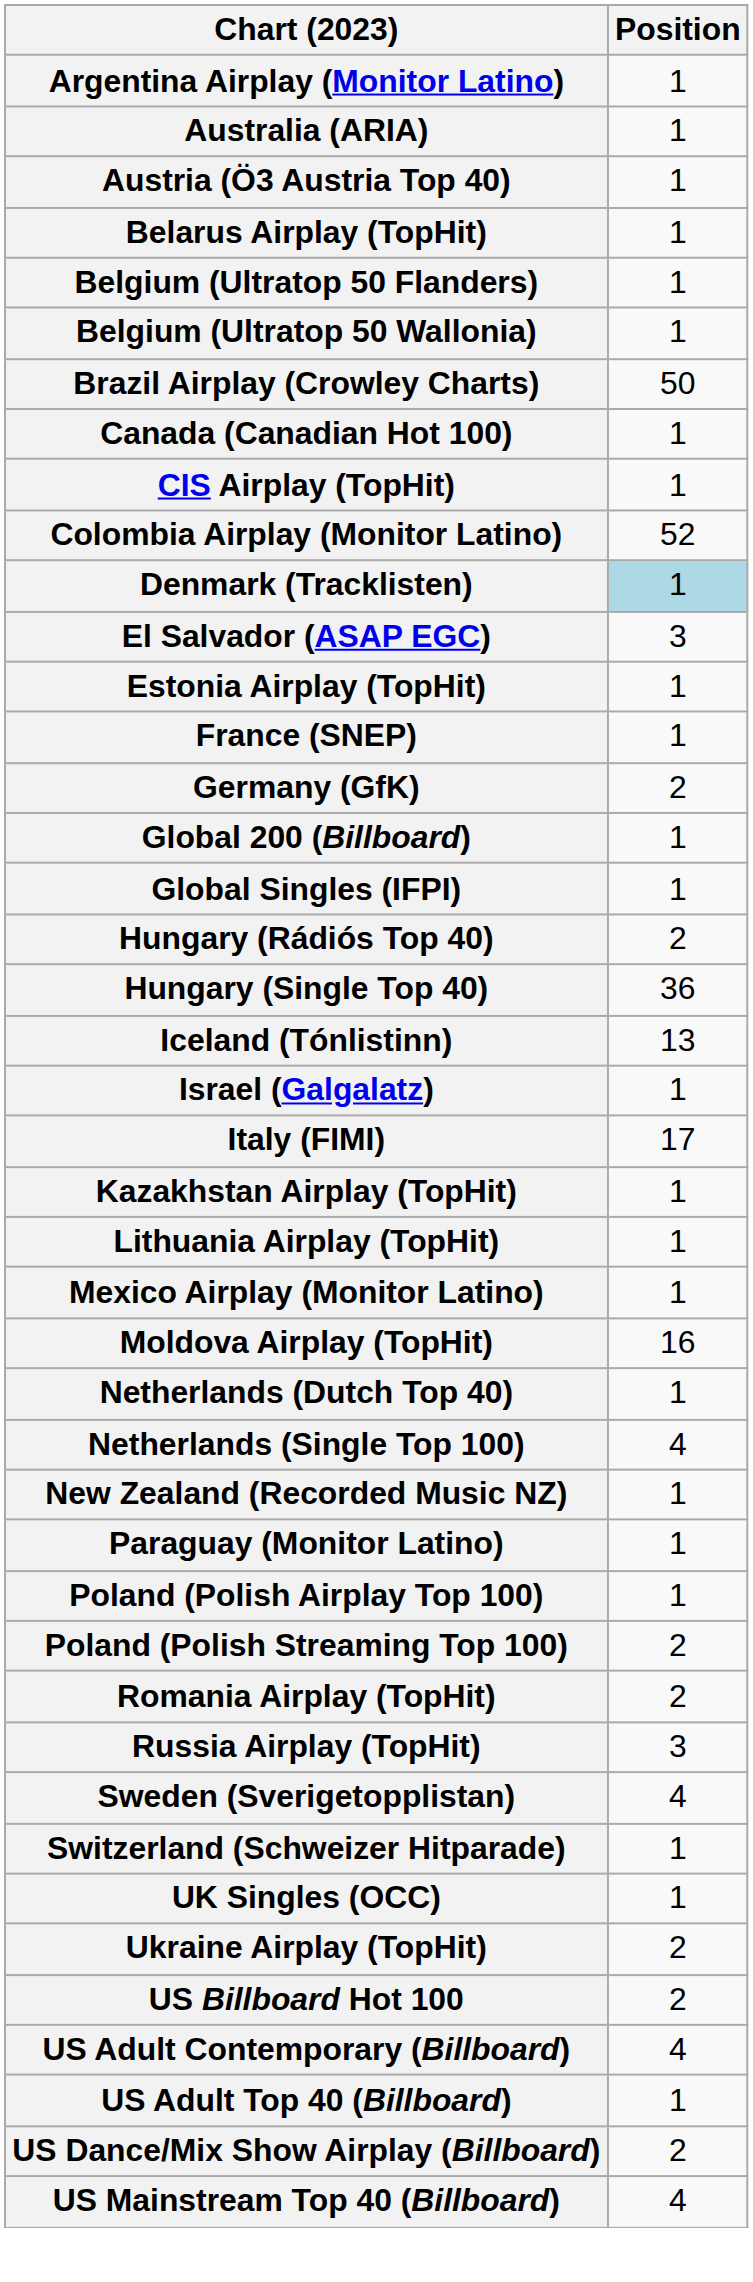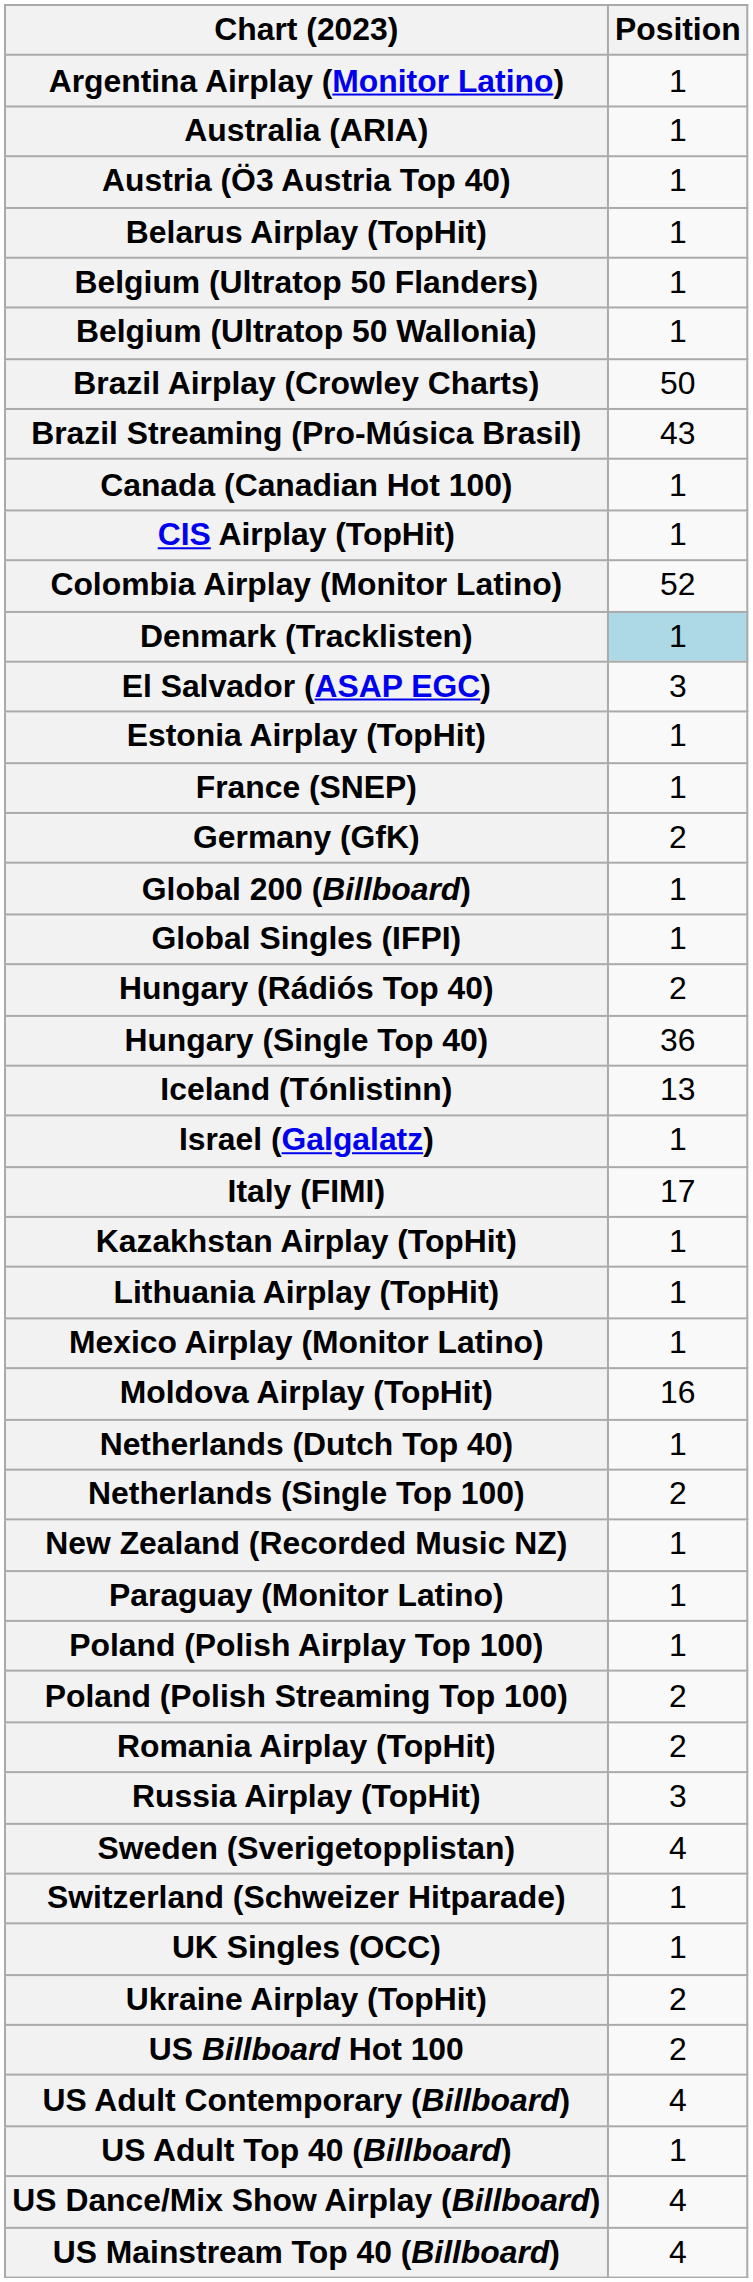+ row: (306, 433)
(678, 1443) 4 -> (678, 1494) 2
(678, 2150) 2 -> (678, 2201) 4
